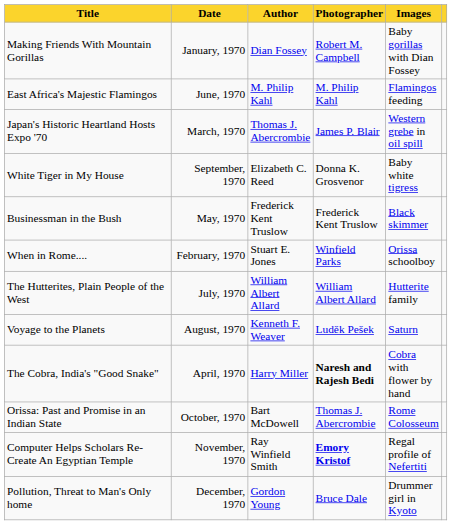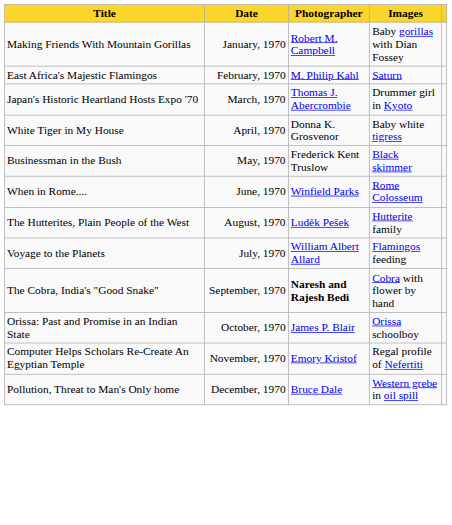- column: (280, 13)
(221, 94) June, 1970 -> (251, 75) February, 1970
(412, 94) Flamingos feeding -> (387, 75) Saturn
(348, 131) James P. Blair -> (321, 99) Thomas J. Abercrombie
(407, 131) Western grebe in oil spill -> (404, 99) Drummer girl in Kyoto
(220, 175) September, 1970 -> (259, 130) April, 1970
(211, 255) February, 1970 -> (261, 191) June, 1970
(412, 255) Orissa schoolboy -> (397, 191) Rome Colosseum
(222, 292) July, 1970 -> (255, 222) August, 1970
(346, 292) William Albert Allard -> (320, 222) Luděk Pešek
(215, 330) August, 1970 -> (262, 253) July, 1970
(345, 330) Luděk Pešek -> (325, 253) William Albert Allard
(403, 330) Saturn -> (396, 253) Flamingos feeding
(219, 373) April, 1970 -> (247, 290) September, 1970
(346, 417) Thomas J. Abercrombie -> (323, 327) James P. Blair
(414, 417) Rome Colosseum -> (396, 327) Orissa schoolboy
(333, 454) bold -> (324, 358) normal
(410, 498) Drummer girl in Kyoto -> (405, 389) Western grebe in oil spill
